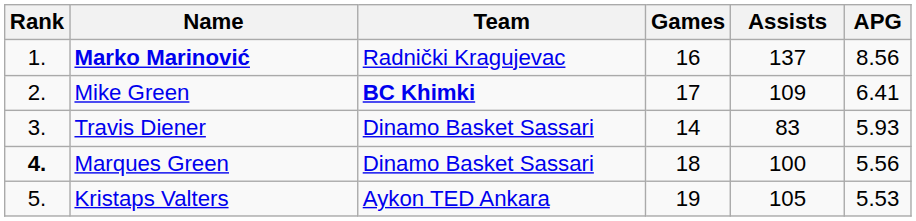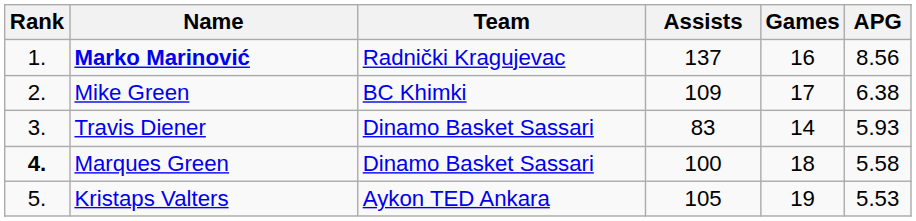columns swapped: (688, 22) <-> (788, 22)
(419, 92) bold -> (415, 92) normal
(878, 92) 6.41 -> (878, 92) 6.38
(878, 163) 5.56 -> (878, 163) 5.58
